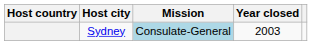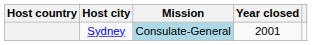(268, 31) 2003 -> (268, 31) 2001
